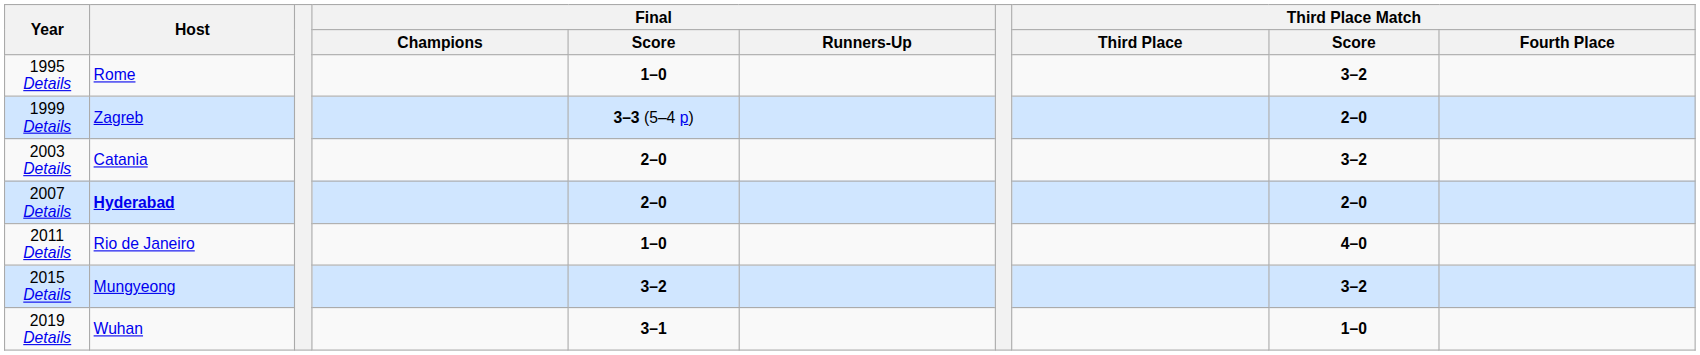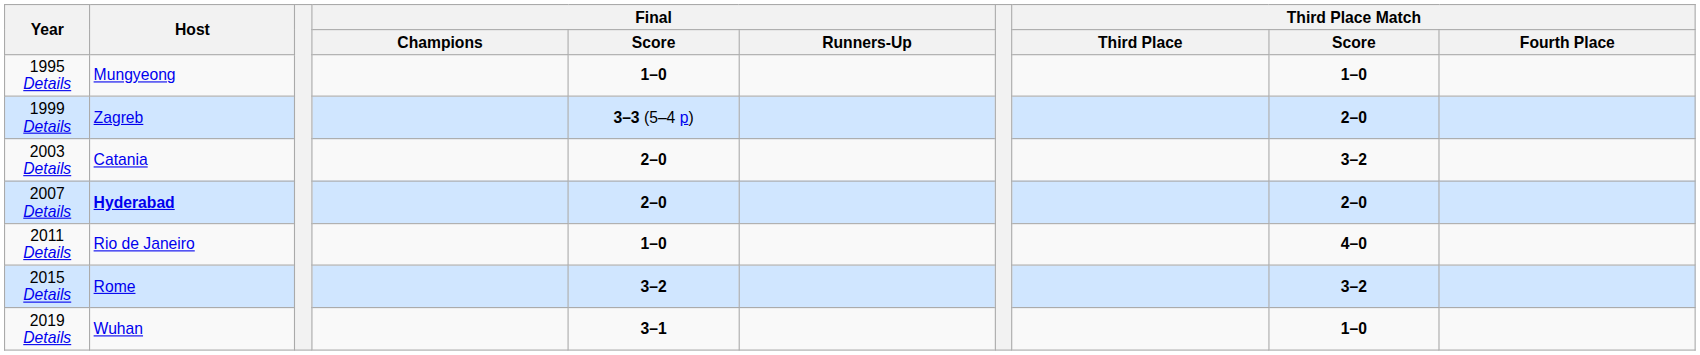(115, 76) Rome -> (135, 76) Mungyeong
(1354, 76) 3–2 -> (1354, 76) 1–0
(135, 287) Mungyeong -> (115, 287) Rome
